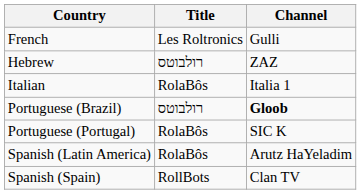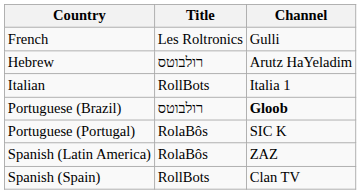(264, 62) ZAZ -> (301, 62) Arutz HaYeladim
(183, 85) RolaBôs -> (184, 85) RollBots
(301, 154) Arutz HaYeladim -> (264, 154) ZAZ
